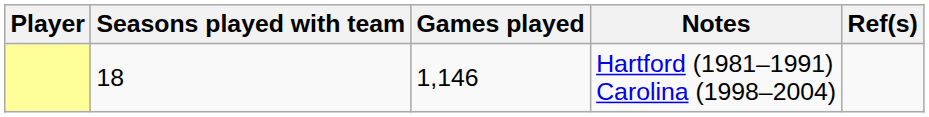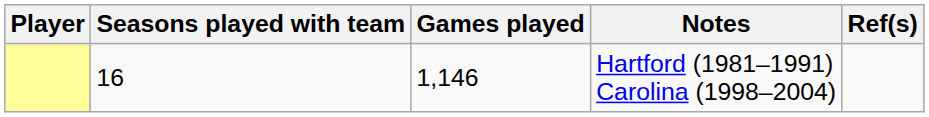(110, 77) 18 -> (110, 77) 16
